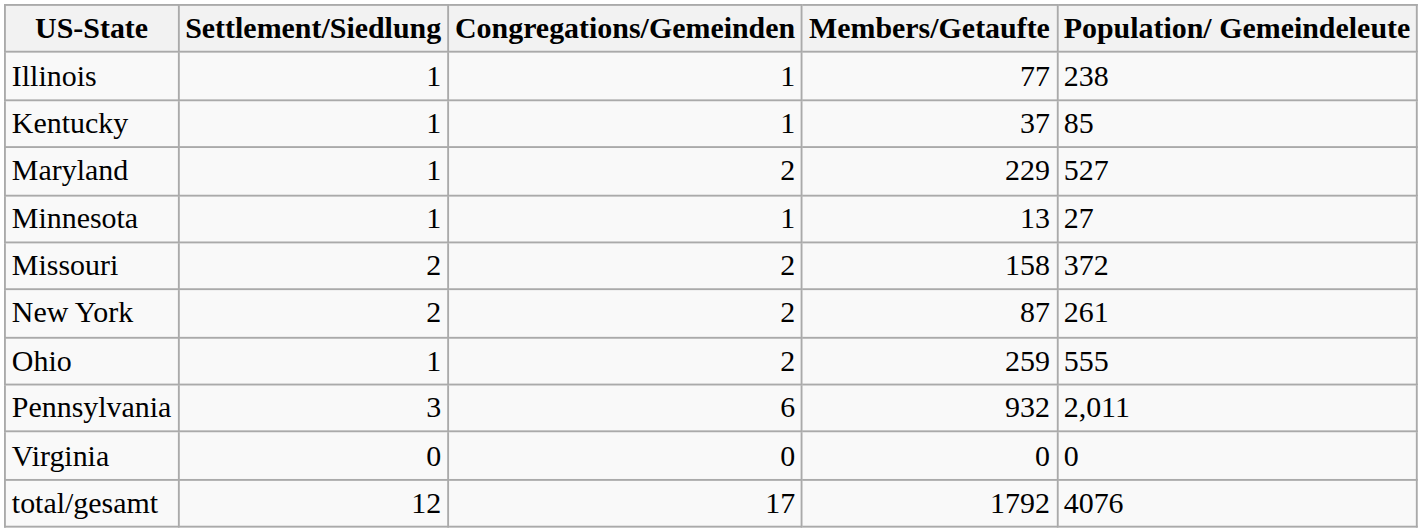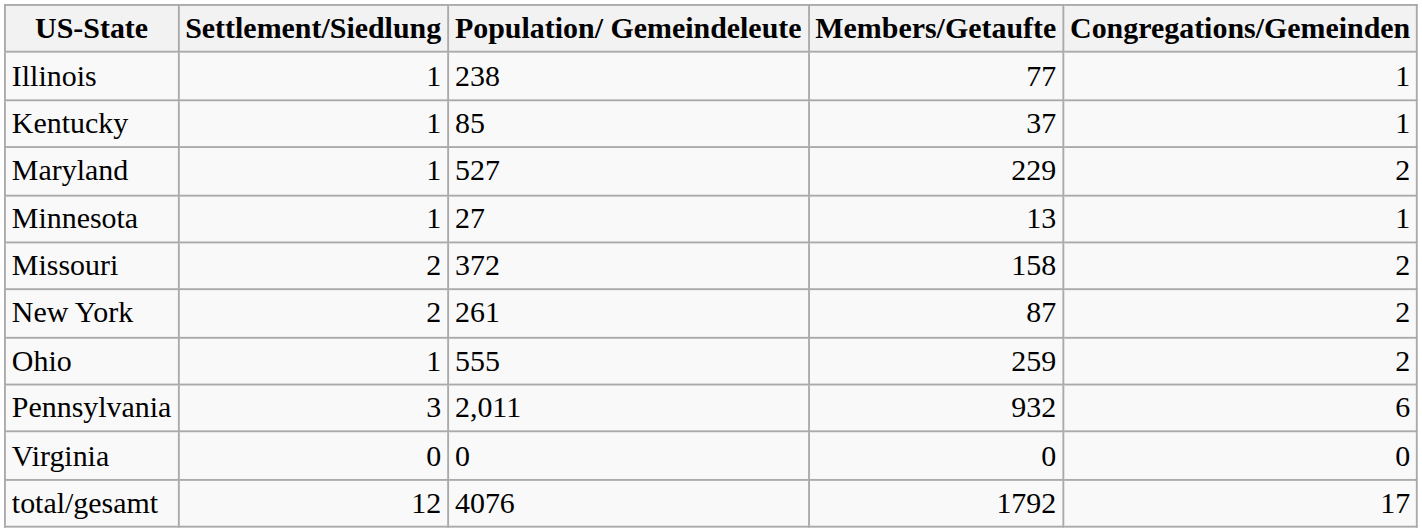columns swapped: (625, 28) <-> (1237, 28)
